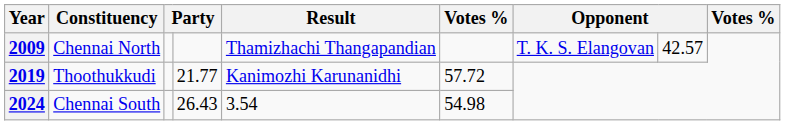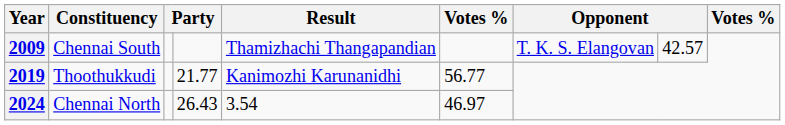(107, 47) Chennai North -> (107, 47) Chennai South
(465, 76) 57.72 -> (465, 76) 56.77
(107, 104) Chennai South -> (107, 104) Chennai North
(465, 104) 54.98 -> (465, 104) 46.97
